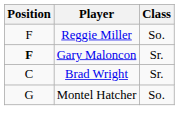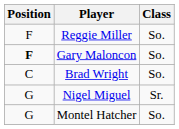(157, 54) Sr. -> (157, 54) So.
(157, 74) Sr. -> (157, 74) So.
+ row: (97, 94)
